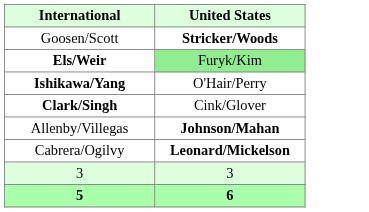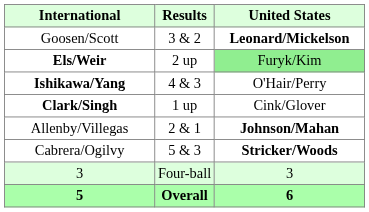+ column: (185, 15)
(230, 38) Stricker/Woods -> (290, 38) Leonard/Mickelson
(230, 150) Leonard/Mickelson -> (290, 150) Stricker/Woods
